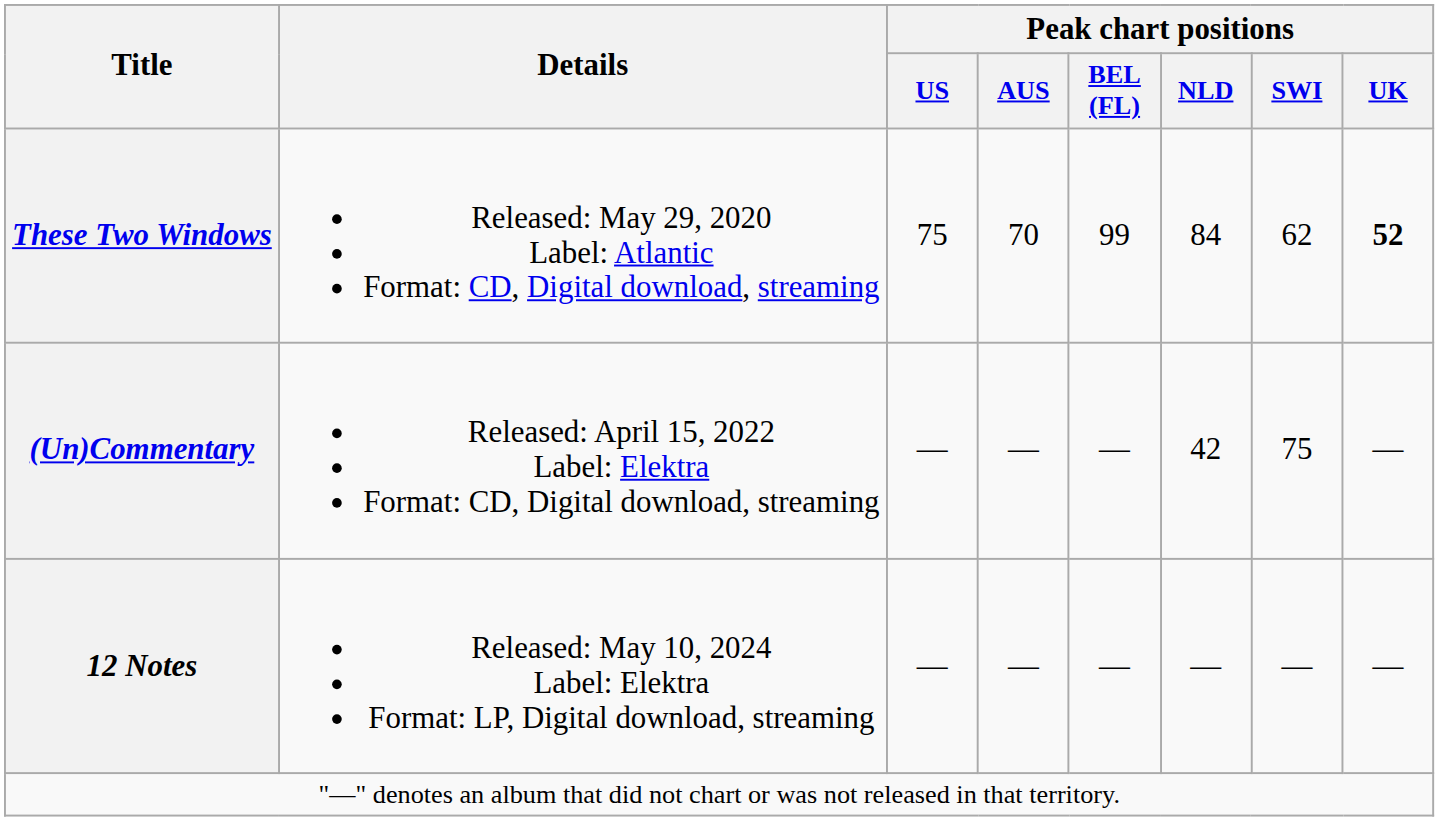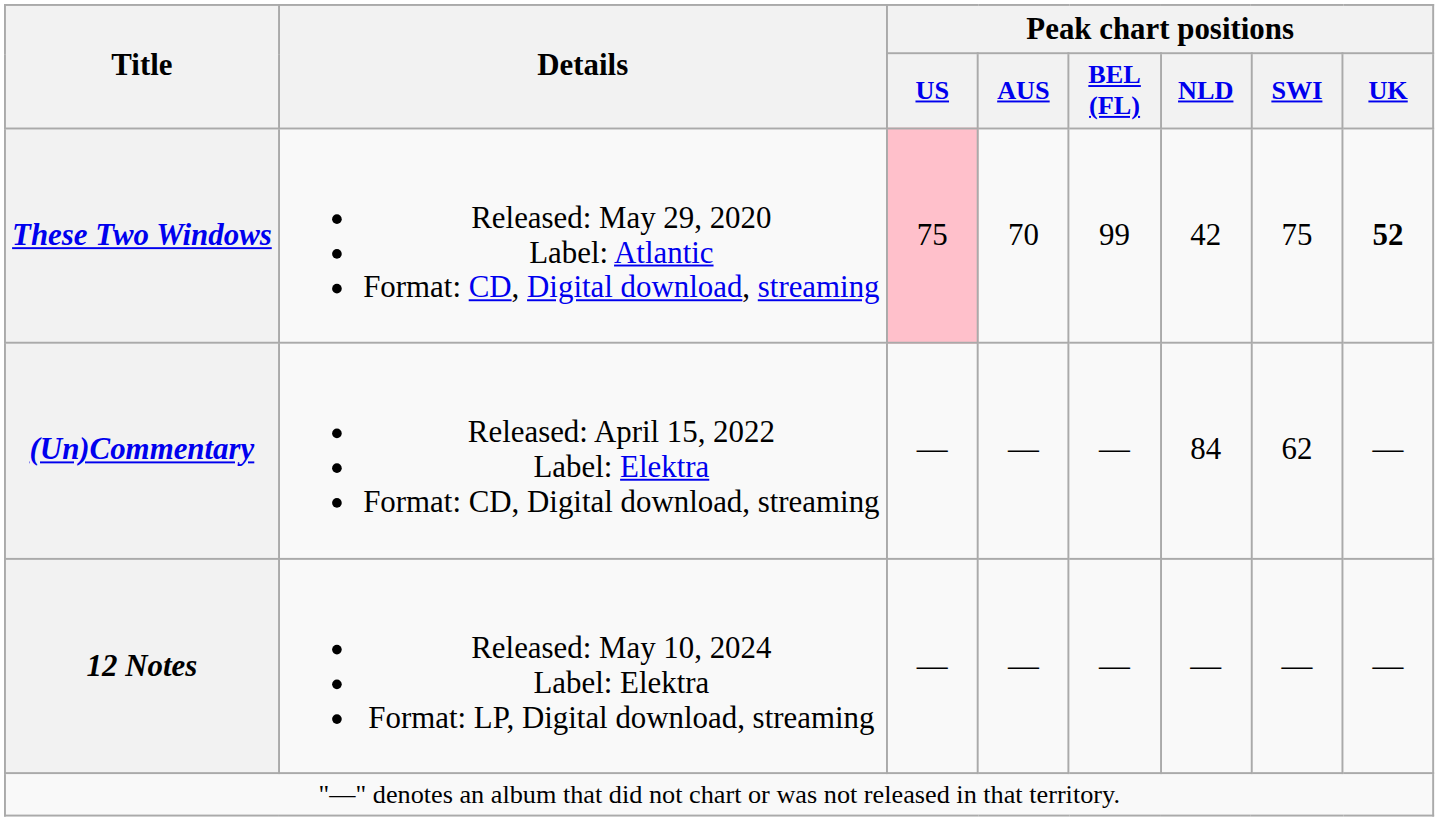(932, 235) no background -> (932, 235) pink background
(1206, 235) 84 -> (1206, 235) 42
(1297, 235) 62 -> (1297, 235) 75
(1206, 450) 42 -> (1206, 450) 84
(1297, 450) 75 -> (1297, 450) 62
